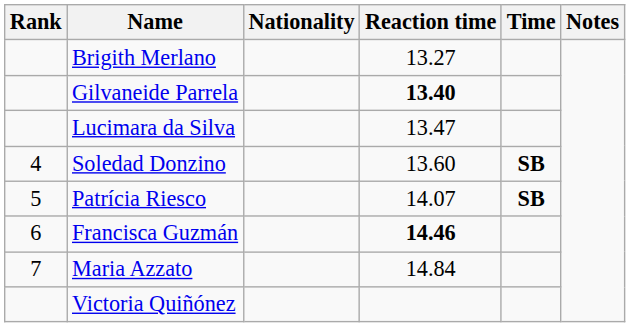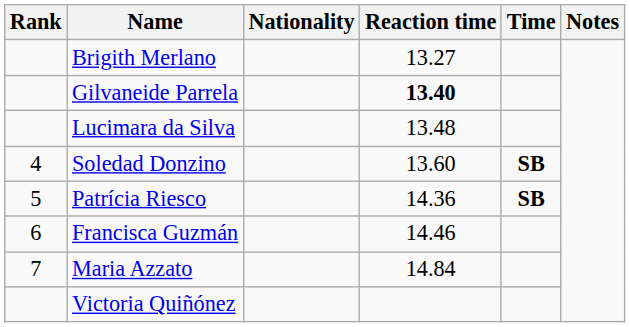(431, 127) 13.47 -> (431, 127) 13.48
(431, 198) 14.07 -> (431, 198) 14.36
(431, 233) bold -> (431, 233) normal
